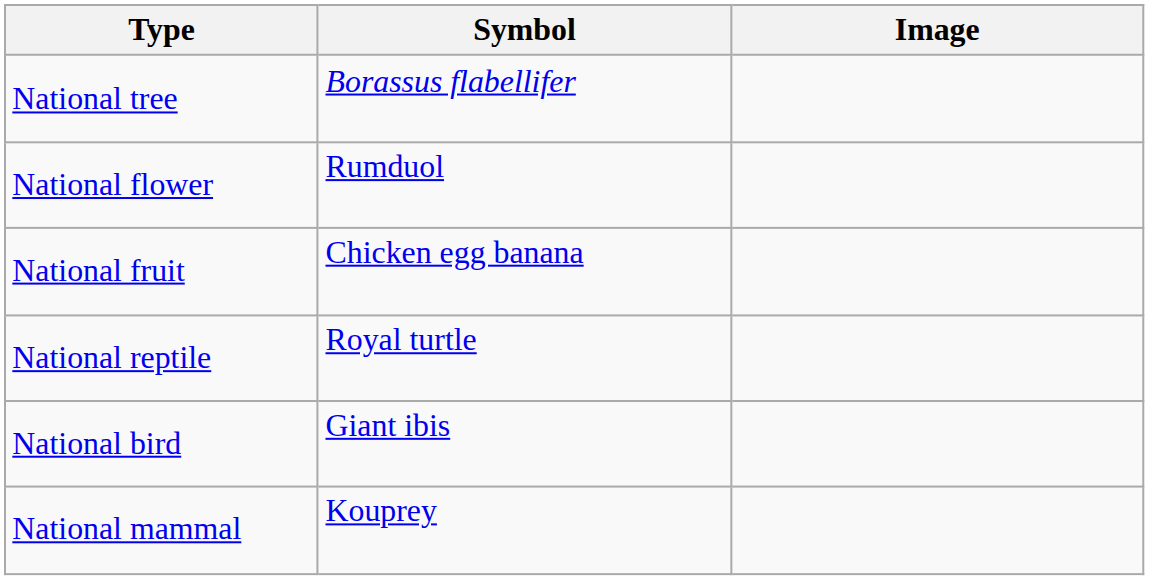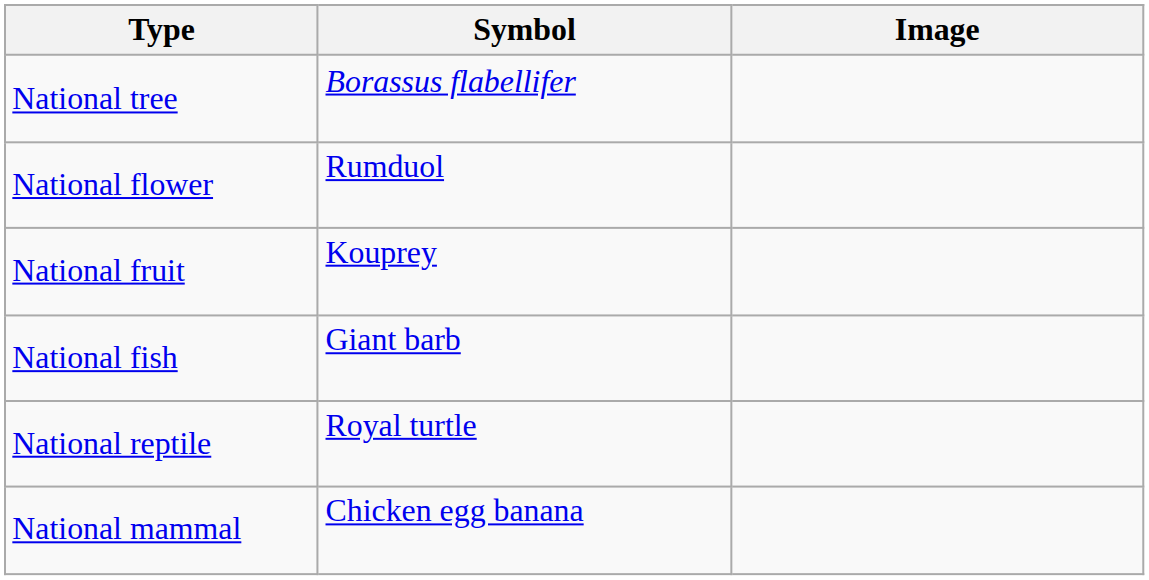(455, 252) Chicken egg banana -> (381, 252) Kouprey
+ row: (95, 357)
- row: (97, 443)
(381, 511) Kouprey -> (455, 511) Chicken egg banana
